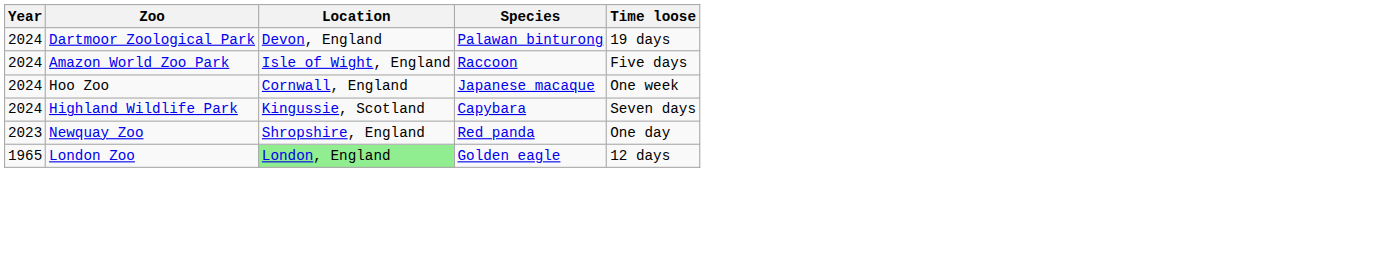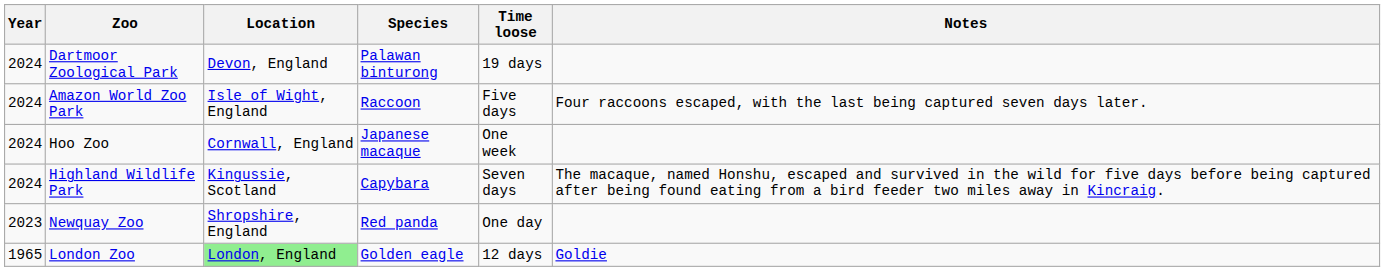+ column: (966, 24)
